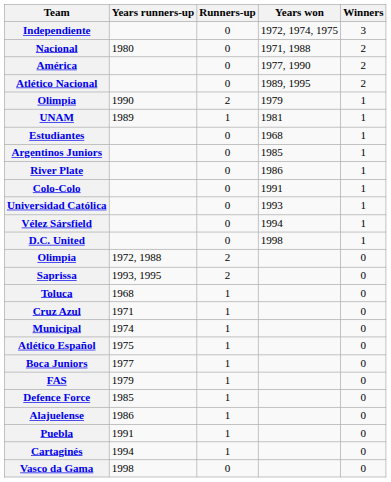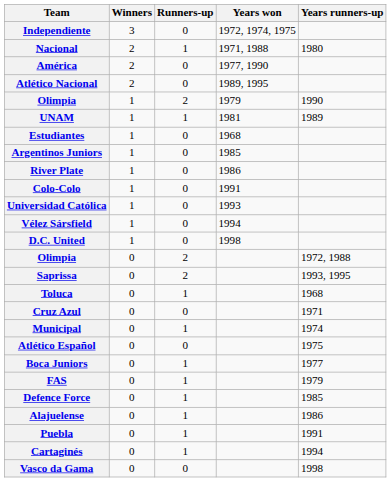columns swapped: (363, 13) <-> (153, 13)
(227, 48) 0 -> (185, 48) 1
(227, 310) 1 -> (185, 310) 0
(227, 345) 1 -> (185, 345) 0
